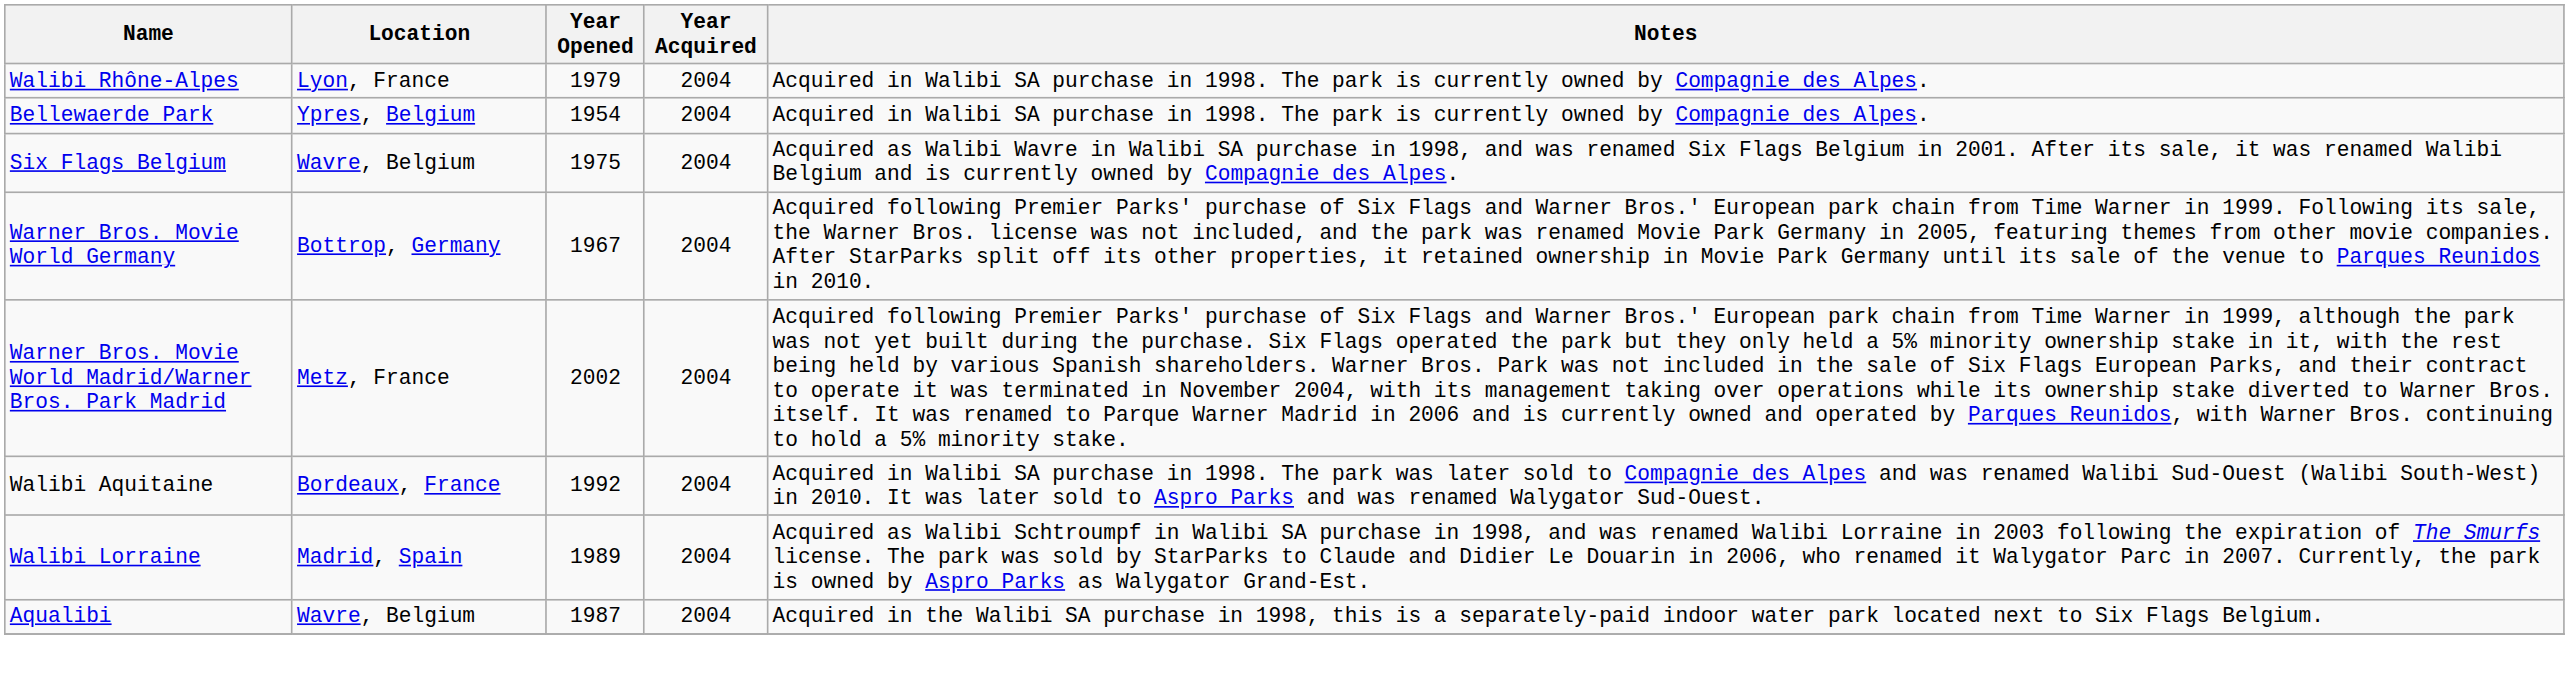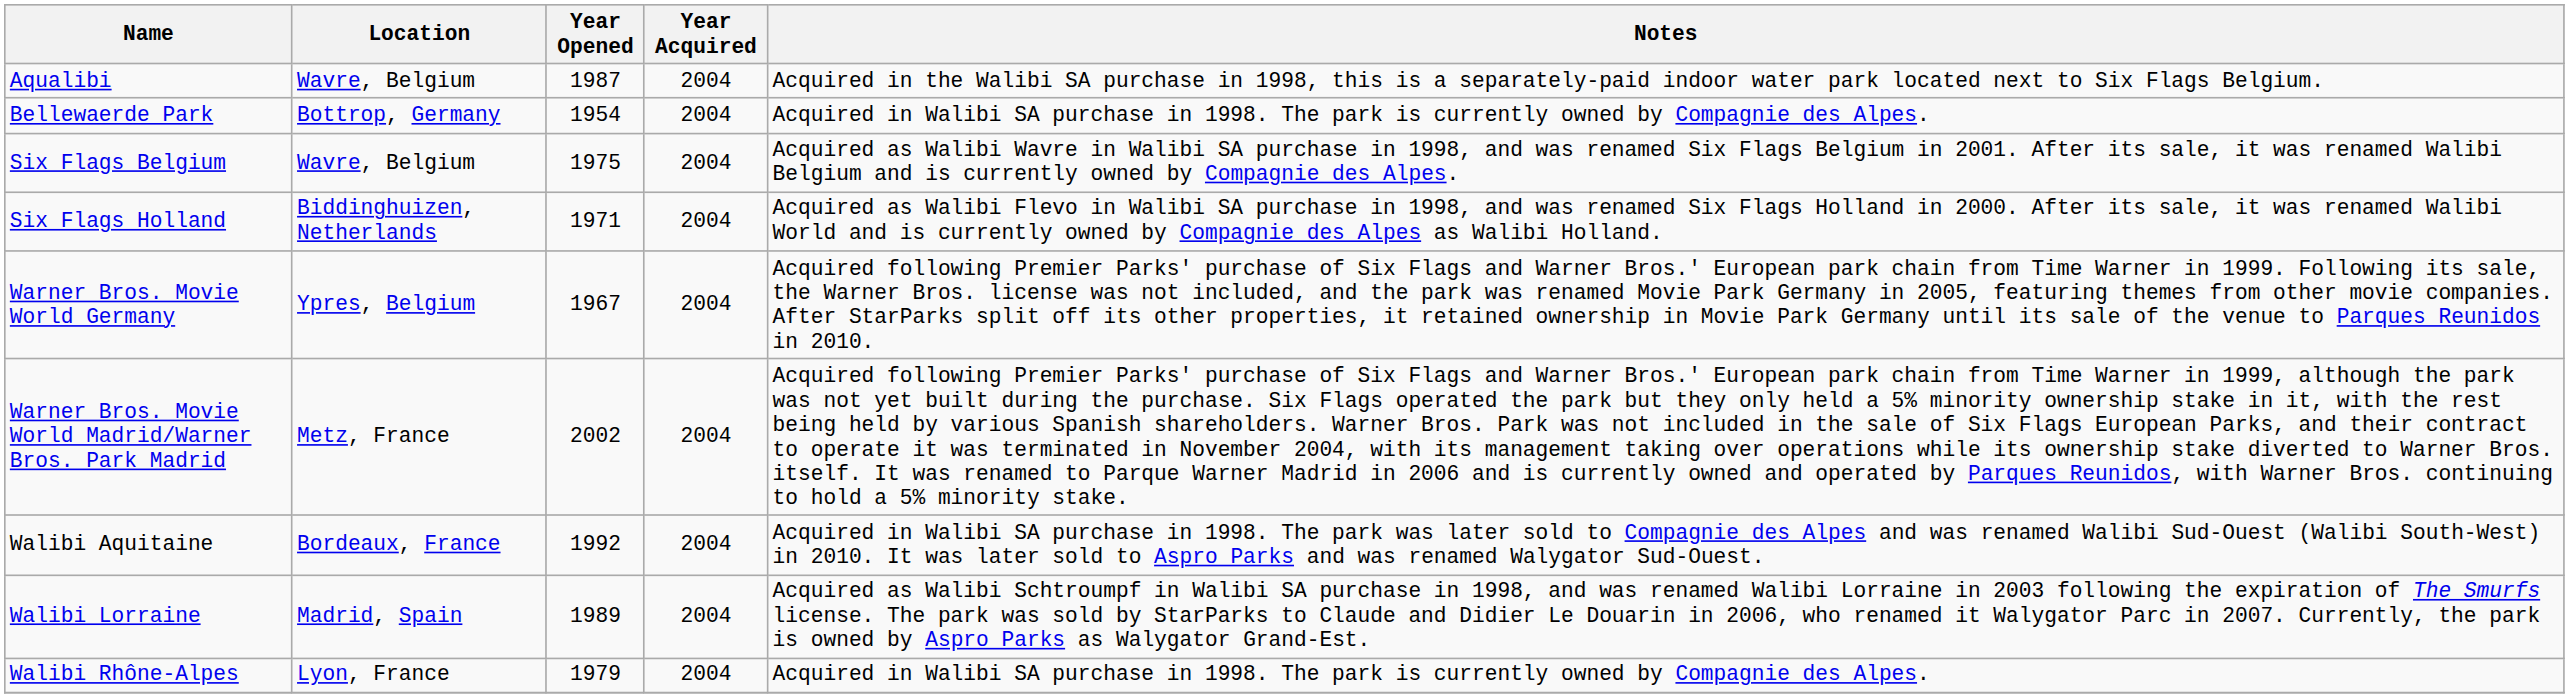rows swapped: (61, 616) <-> (124, 81)
(386, 116) Ypres, Belgium -> (399, 116) Bottrop, Germany
+ row: (118, 221)
(399, 246) Bottrop, Germany -> (386, 305) Ypres, Belgium
